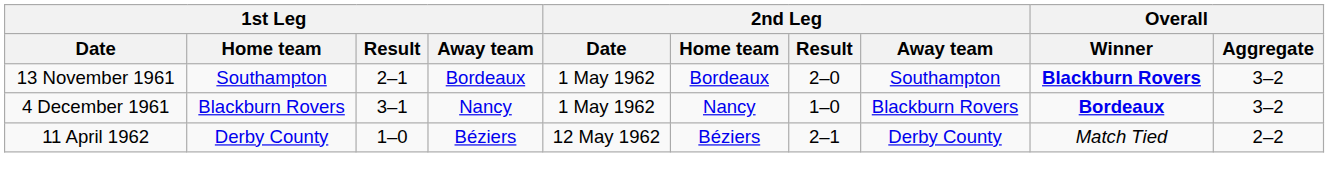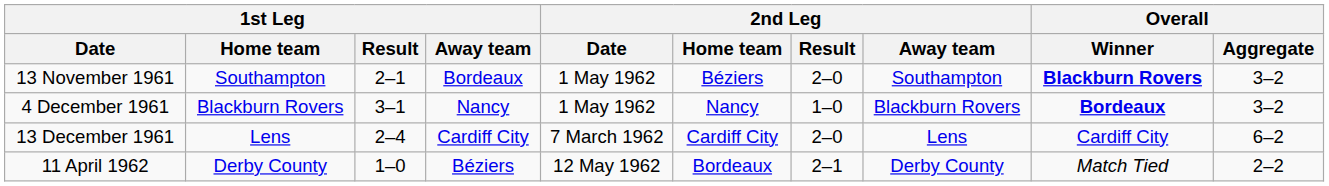(729, 78) Bordeaux -> (732, 78) Béziers
+ row: (95, 136)
(729, 136) Béziers -> (732, 166) Bordeaux
